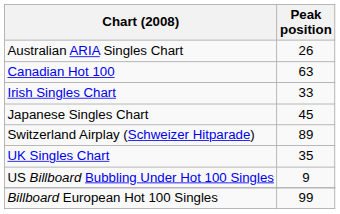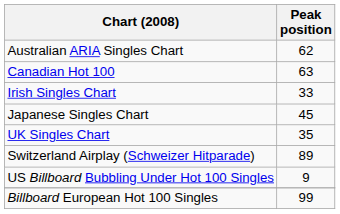(306, 51) 26 -> (306, 51) 62
rows swapped: (131, 135) <-> (58, 156)
